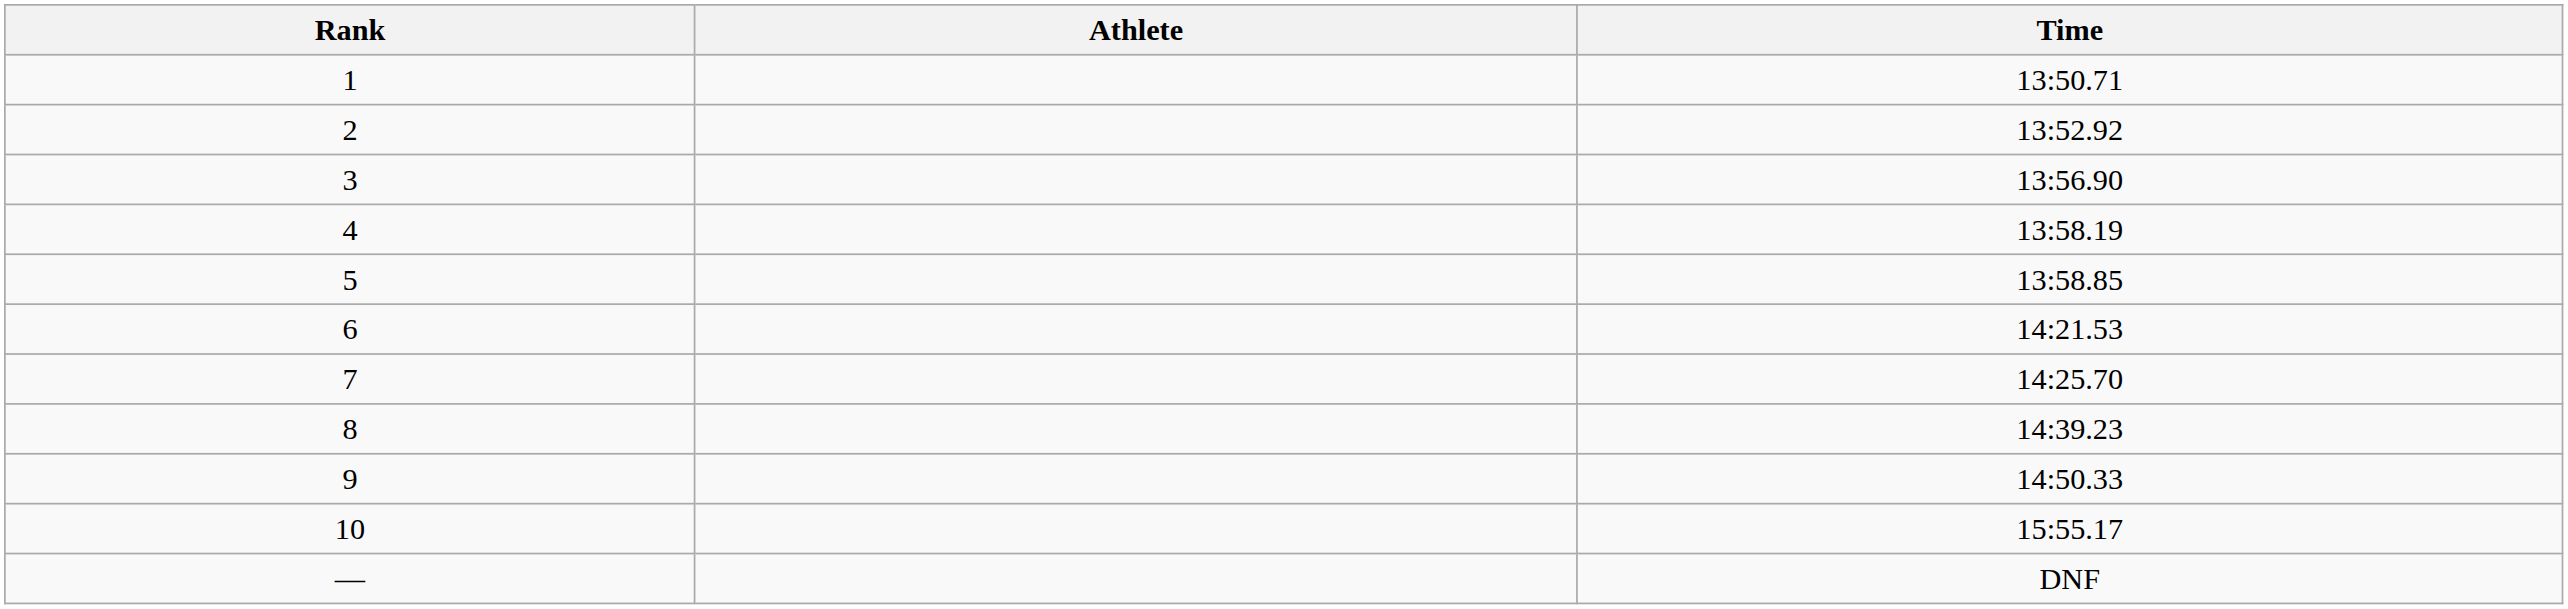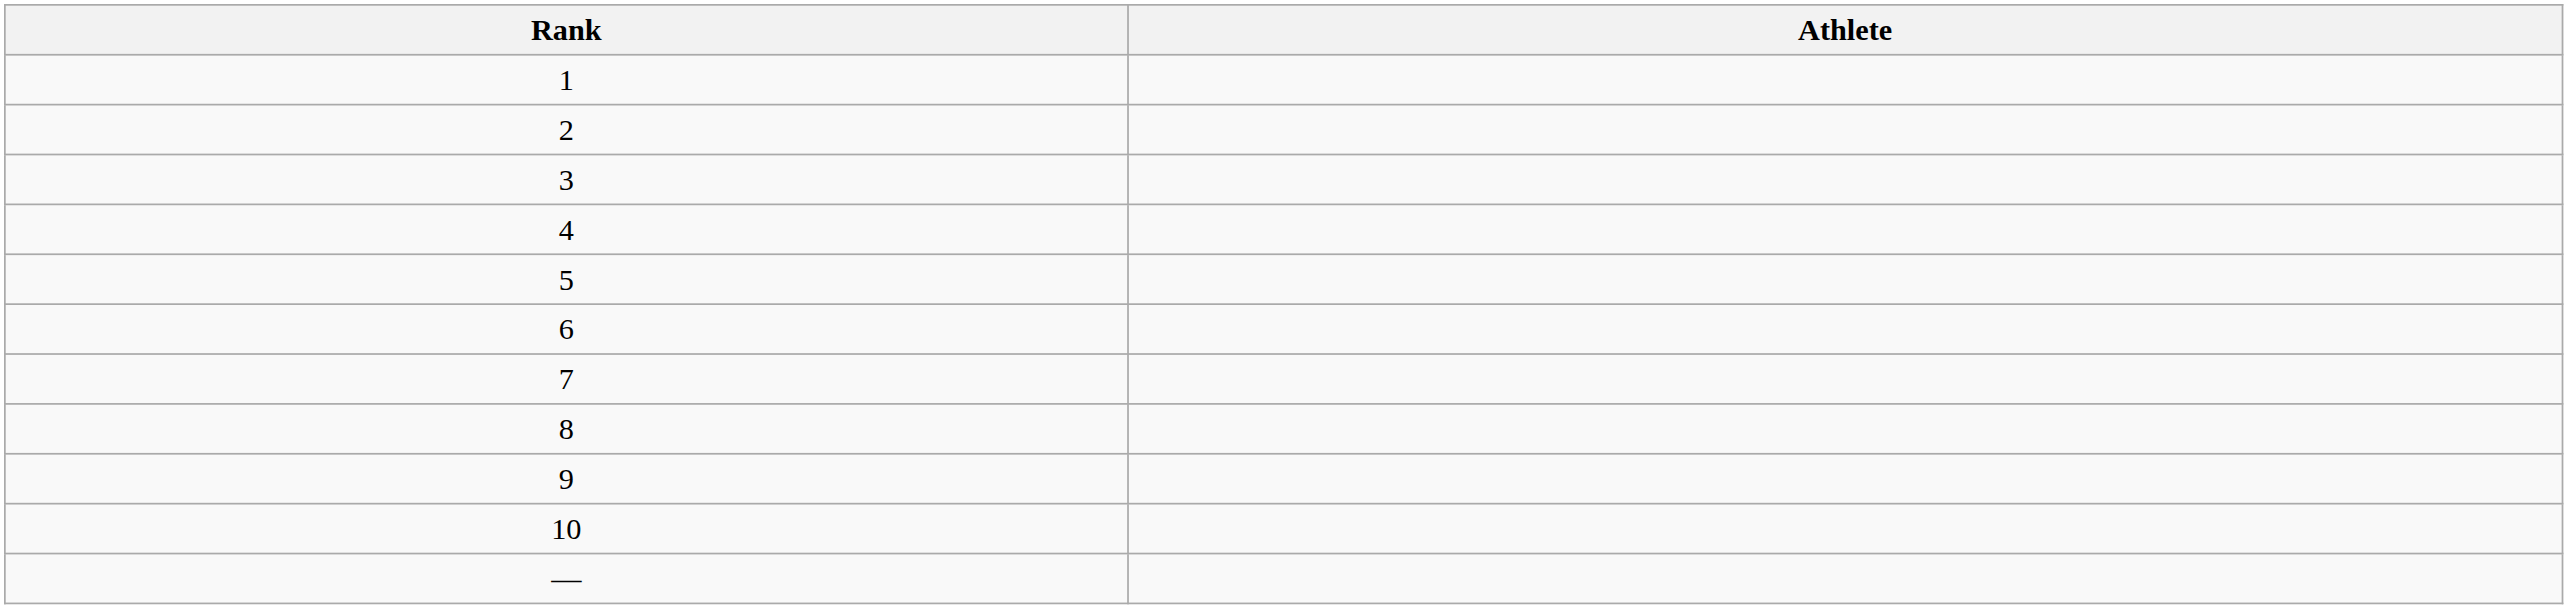- column: (2070, 29)
